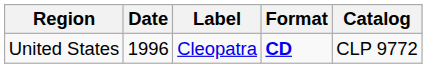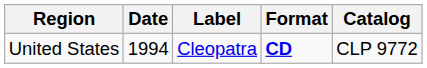(148, 48) 1996 -> (148, 48) 1994
